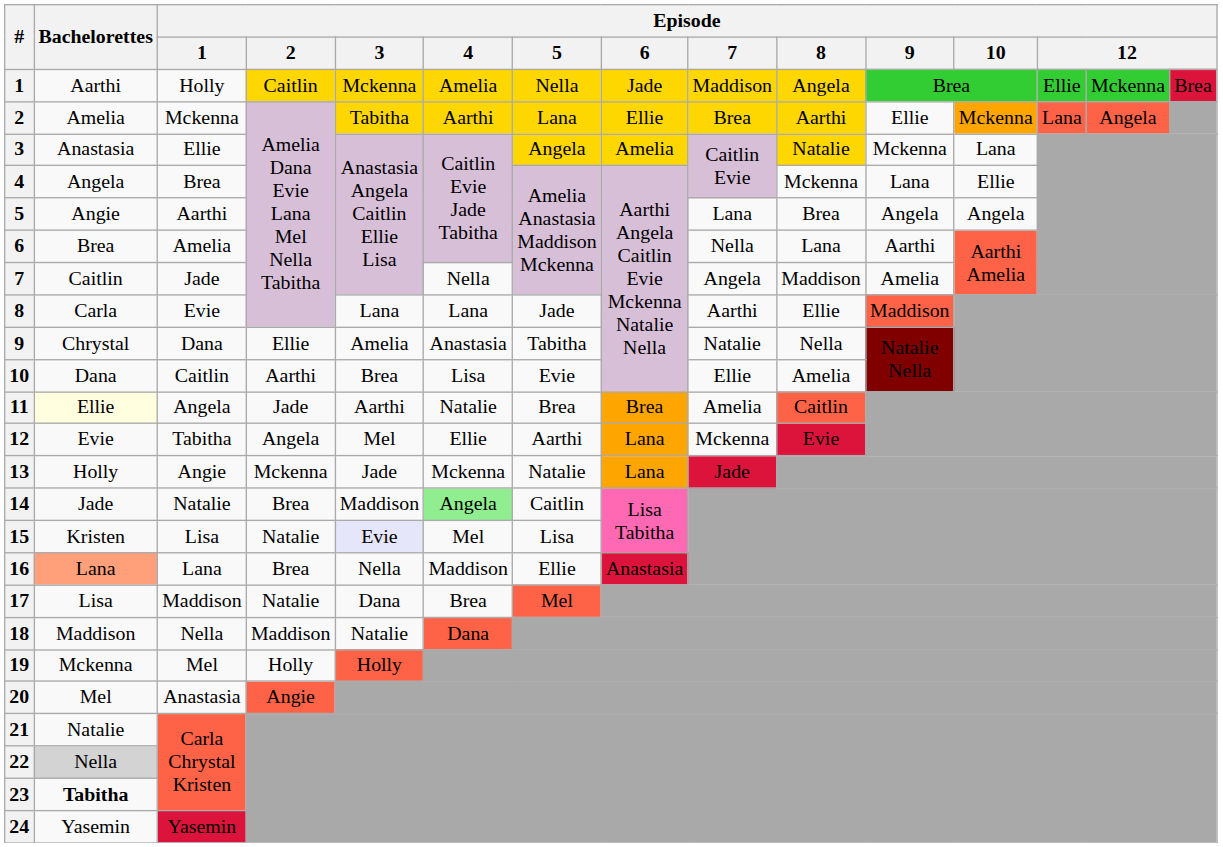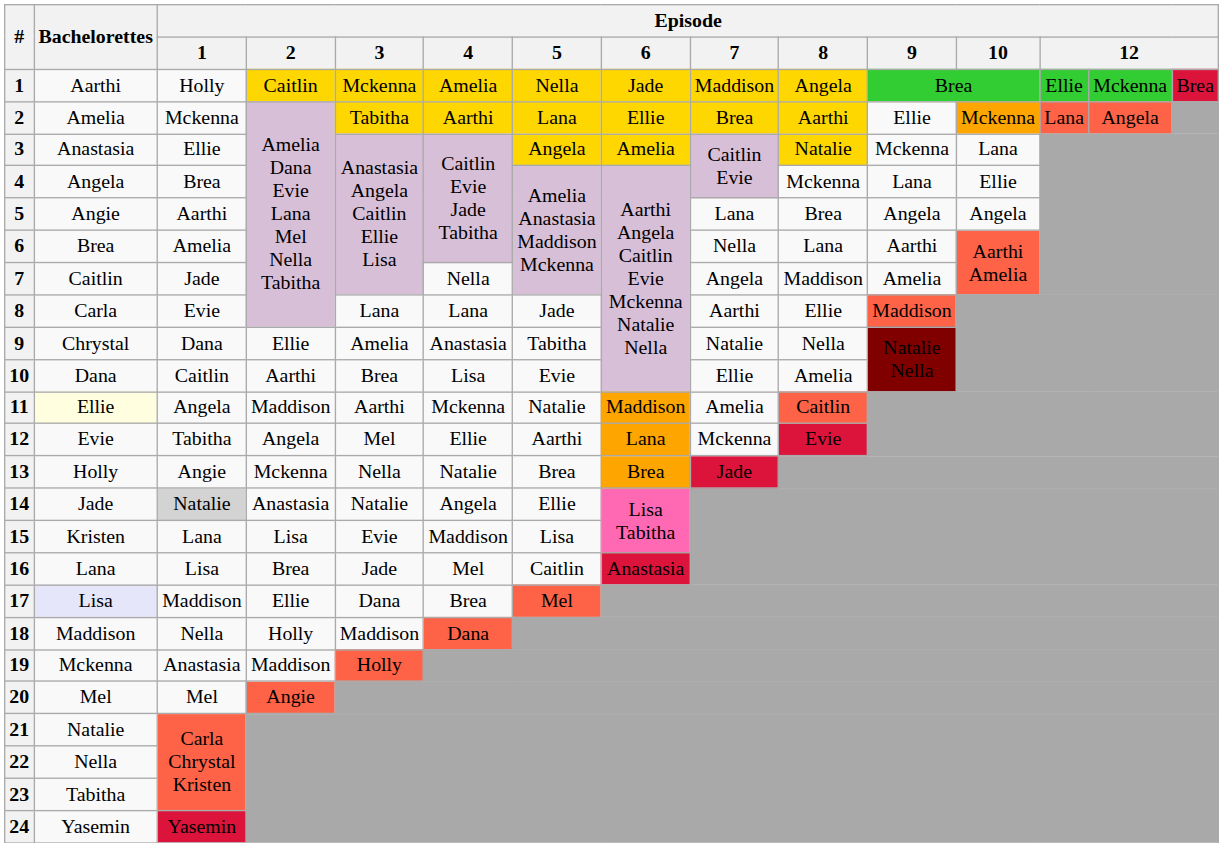(291, 407) Jade -> (291, 407) Maddison
(468, 407) Natalie -> (468, 407) Mckenna
(557, 407) Brea -> (557, 407) Natalie
(645, 407) Brea -> (646, 407) Maddison
(379, 471) Jade -> (379, 471) Nella
(468, 471) Mckenna -> (468, 471) Natalie
(557, 471) Natalie -> (557, 471) Brea
(645, 471) Lana -> (646, 471) Brea
(202, 503) no background -> (202, 503) lightgrey background
(291, 503) Brea -> (291, 503) Anastasia
(379, 503) Maddison -> (379, 503) Natalie
(468, 503) lightgreen background -> (468, 503) no background
(557, 503) Caitlin -> (557, 503) Ellie
(202, 536) Lisa -> (202, 536) Lana
(291, 536) Natalie -> (291, 536) Lisa
(379, 536) lavender background -> (379, 536) no background
(468, 536) Mel -> (468, 536) Maddison
(96, 568) lightsalmon background -> (96, 568) no background
(202, 568) Lana -> (202, 568) Lisa
(379, 568) Nella -> (379, 568) Jade
(468, 568) Maddison -> (468, 568) Mel
(557, 568) Ellie -> (557, 568) Caitlin
(96, 600) no background -> (96, 600) lavender background
(291, 600) Natalie -> (291, 600) Ellie
(291, 632) Maddison -> (291, 632) Holly
(379, 632) Natalie -> (379, 632) Maddison
(202, 664) Mel -> (202, 664) Anastasia
(291, 664) Holly -> (291, 664) Maddison
(202, 697) Anastasia -> (202, 697) Mel
(96, 761) lightgrey background -> (96, 761) no background
(96, 793) bold -> (96, 793) normal
